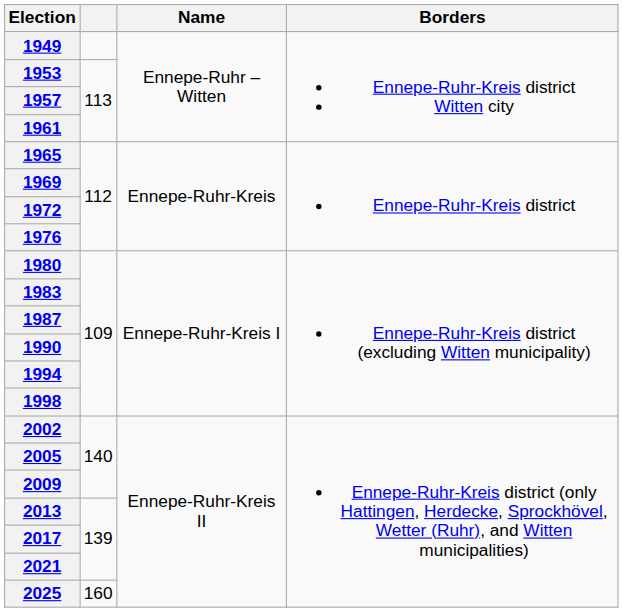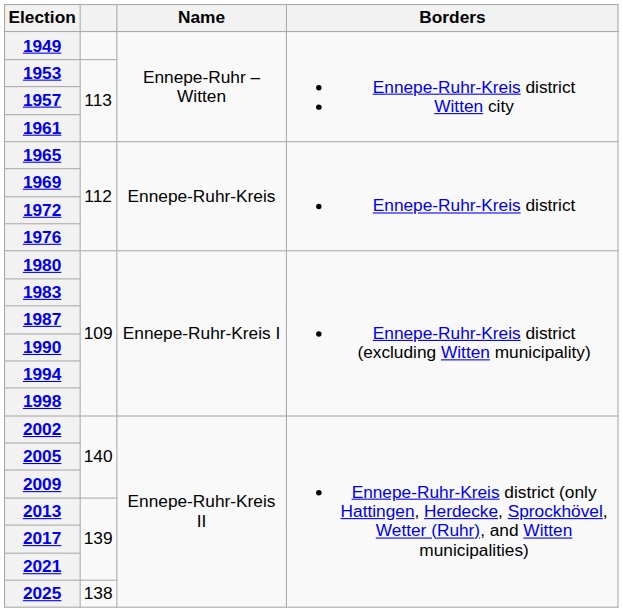(98, 593) 160 -> (98, 593) 138
